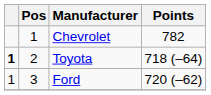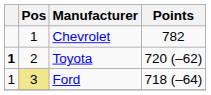(173, 58) 718 (–64) -> (173, 58) 720 (–62)
(34, 80) no background -> (34, 80) khaki background
(173, 80) 720 (–62) -> (173, 80) 718 (–64)
